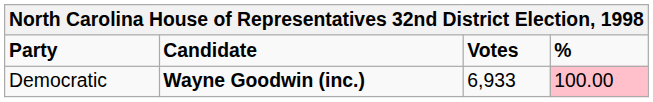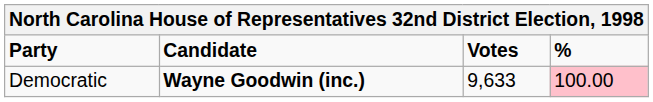(492, 81) 6,933 -> (492, 81) 9,633
